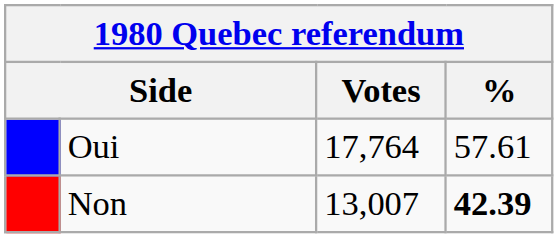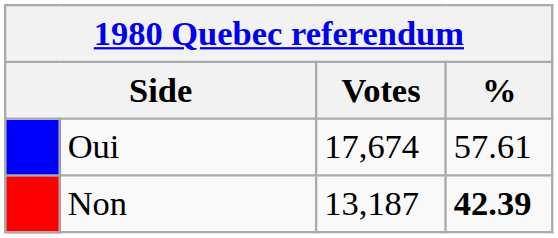(372, 146) 17,764 -> (372, 146) 17,674
(372, 203) 13,007 -> (372, 203) 13,187
